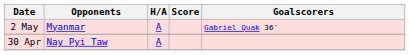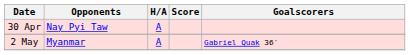rows swapped: (24, 42) <-> (24, 27)
